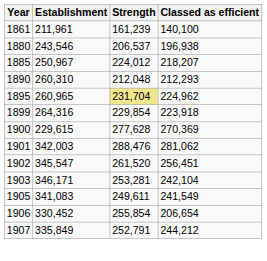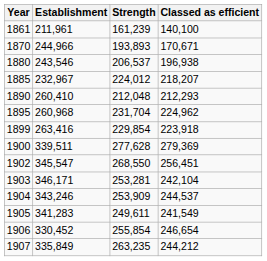+ row: (19, 46)
(54, 63) 250,967 -> (54, 79) 232,967
(54, 79) 260,310 -> (54, 96) 260,410
(54, 96) 260,965 -> (54, 113) 260,968
(131, 96) khaki background -> (131, 113) no background
(54, 113) 264,316 -> (54, 130) 263,416
(54, 130) 229,615 -> (54, 146) 339,511
(180, 130) 270,369 -> (180, 146) 279,369
- row: (19, 146)
(131, 163) 261,520 -> (131, 163) 268,550
+ row: (19, 197)
(54, 197) 341,083 -> (54, 213) 341,283
(180, 213) 206,654 -> (180, 230) 246,654
(131, 230) 252,791 -> (131, 247) 263,235
